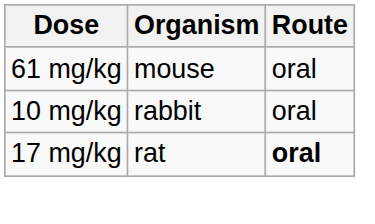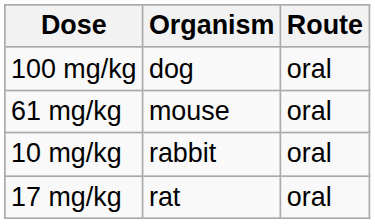+ row: (74, 68)
(297, 153) bold -> (309, 196) normal
